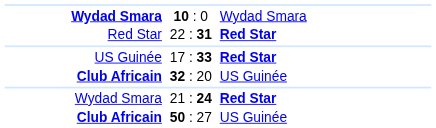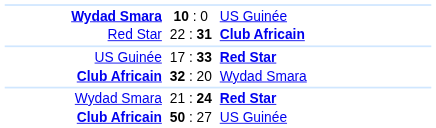(263, 16) Wydad Smara -> (253, 16) US Guinée
(248, 35) Red Star -> (262, 35) Club Africain
(253, 76) US Guinée -> (263, 76) Wydad Smara
